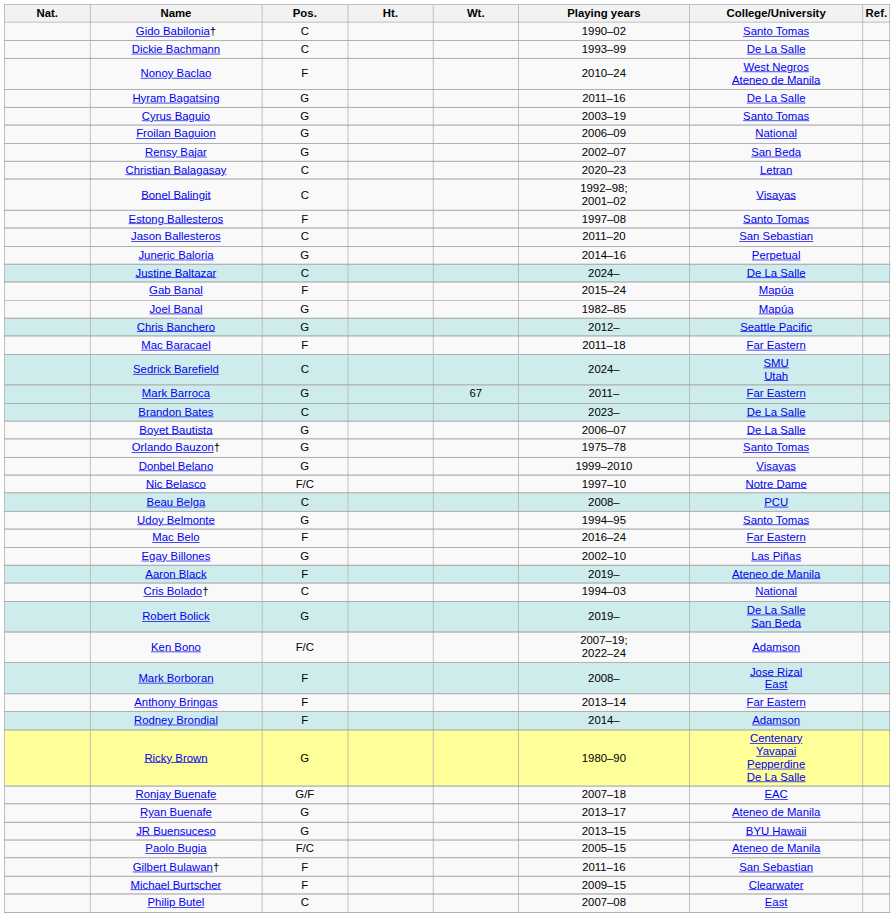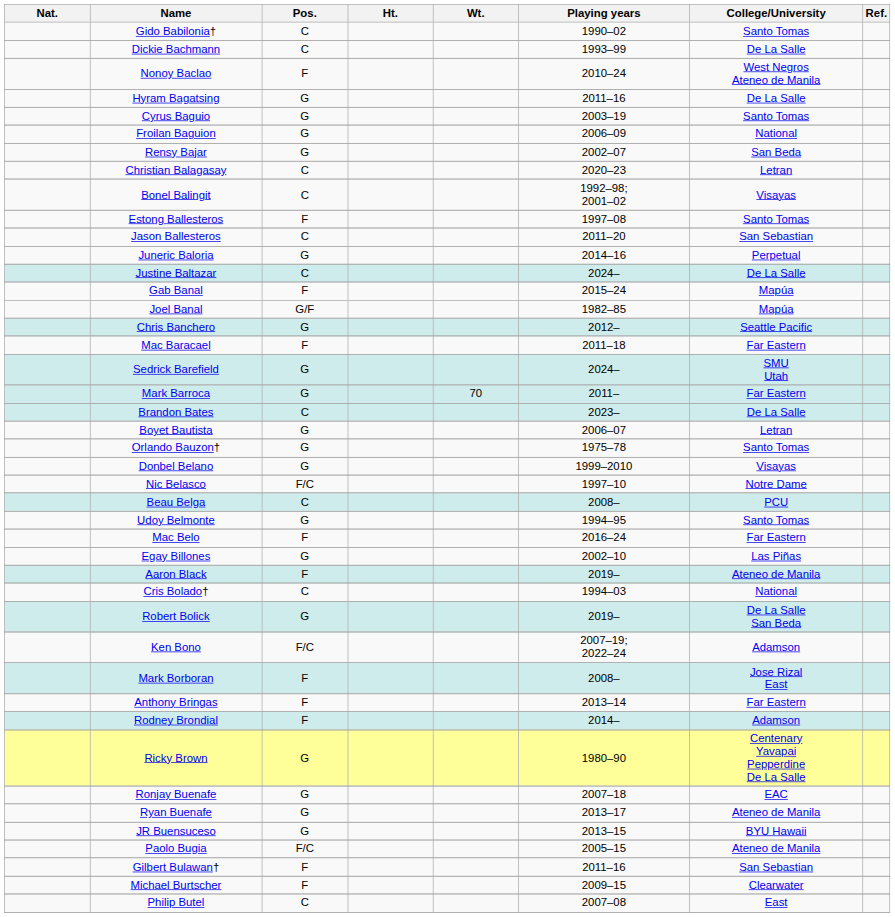(305, 309) G -> (305, 309) G/F
(305, 369) C -> (305, 369) G
(476, 394) 67 -> (476, 394) 70
(776, 430) De La Salle -> (776, 430) Letran
(305, 795) G/F -> (305, 795) G
